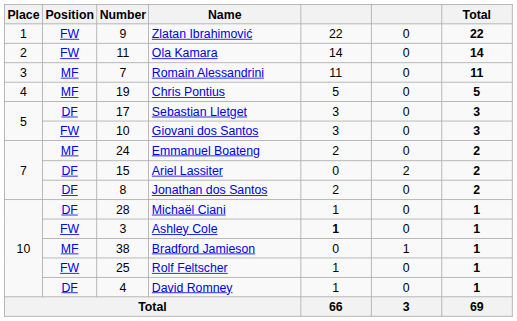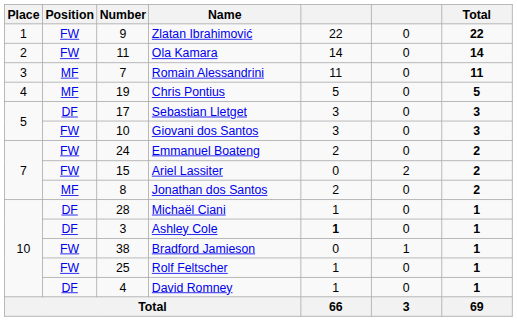(70, 151) MF -> (70, 151) FW
(70, 170) DF -> (70, 170) FW
(70, 190) DF -> (70, 190) MF
(70, 229) FW -> (70, 229) DF
(70, 248) MF -> (70, 248) FW
